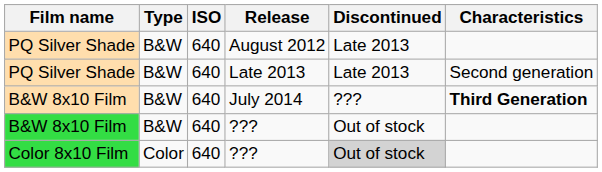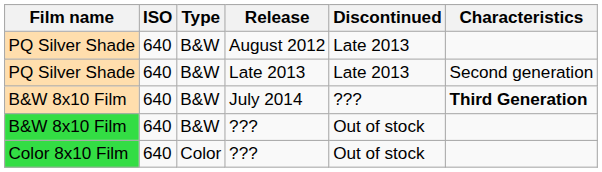columns swapped: (163, 18) <-> (206, 18)
(379, 153) lightgrey background -> (379, 153) no background
